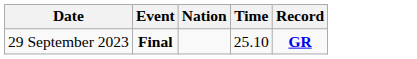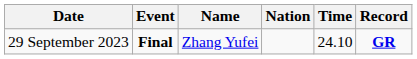+ column: (220, 16)
(251, 41) 25.10 -> (335, 41) 24.10
